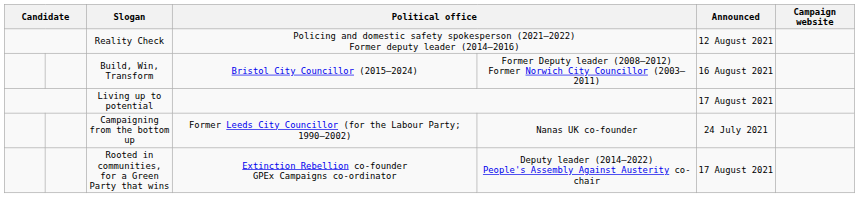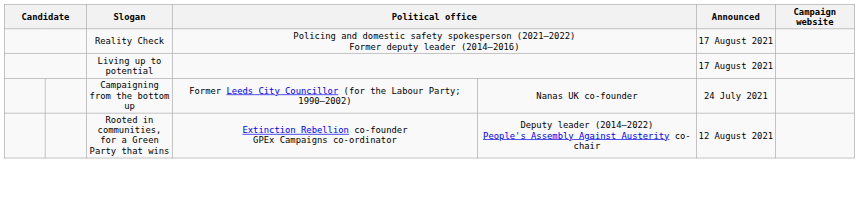(736, 41) 12 August 2021 -> (736, 41) 17 August 2021
- row: (129, 71)
(736, 170) 17 August 2021 -> (736, 135) 12 August 2021
